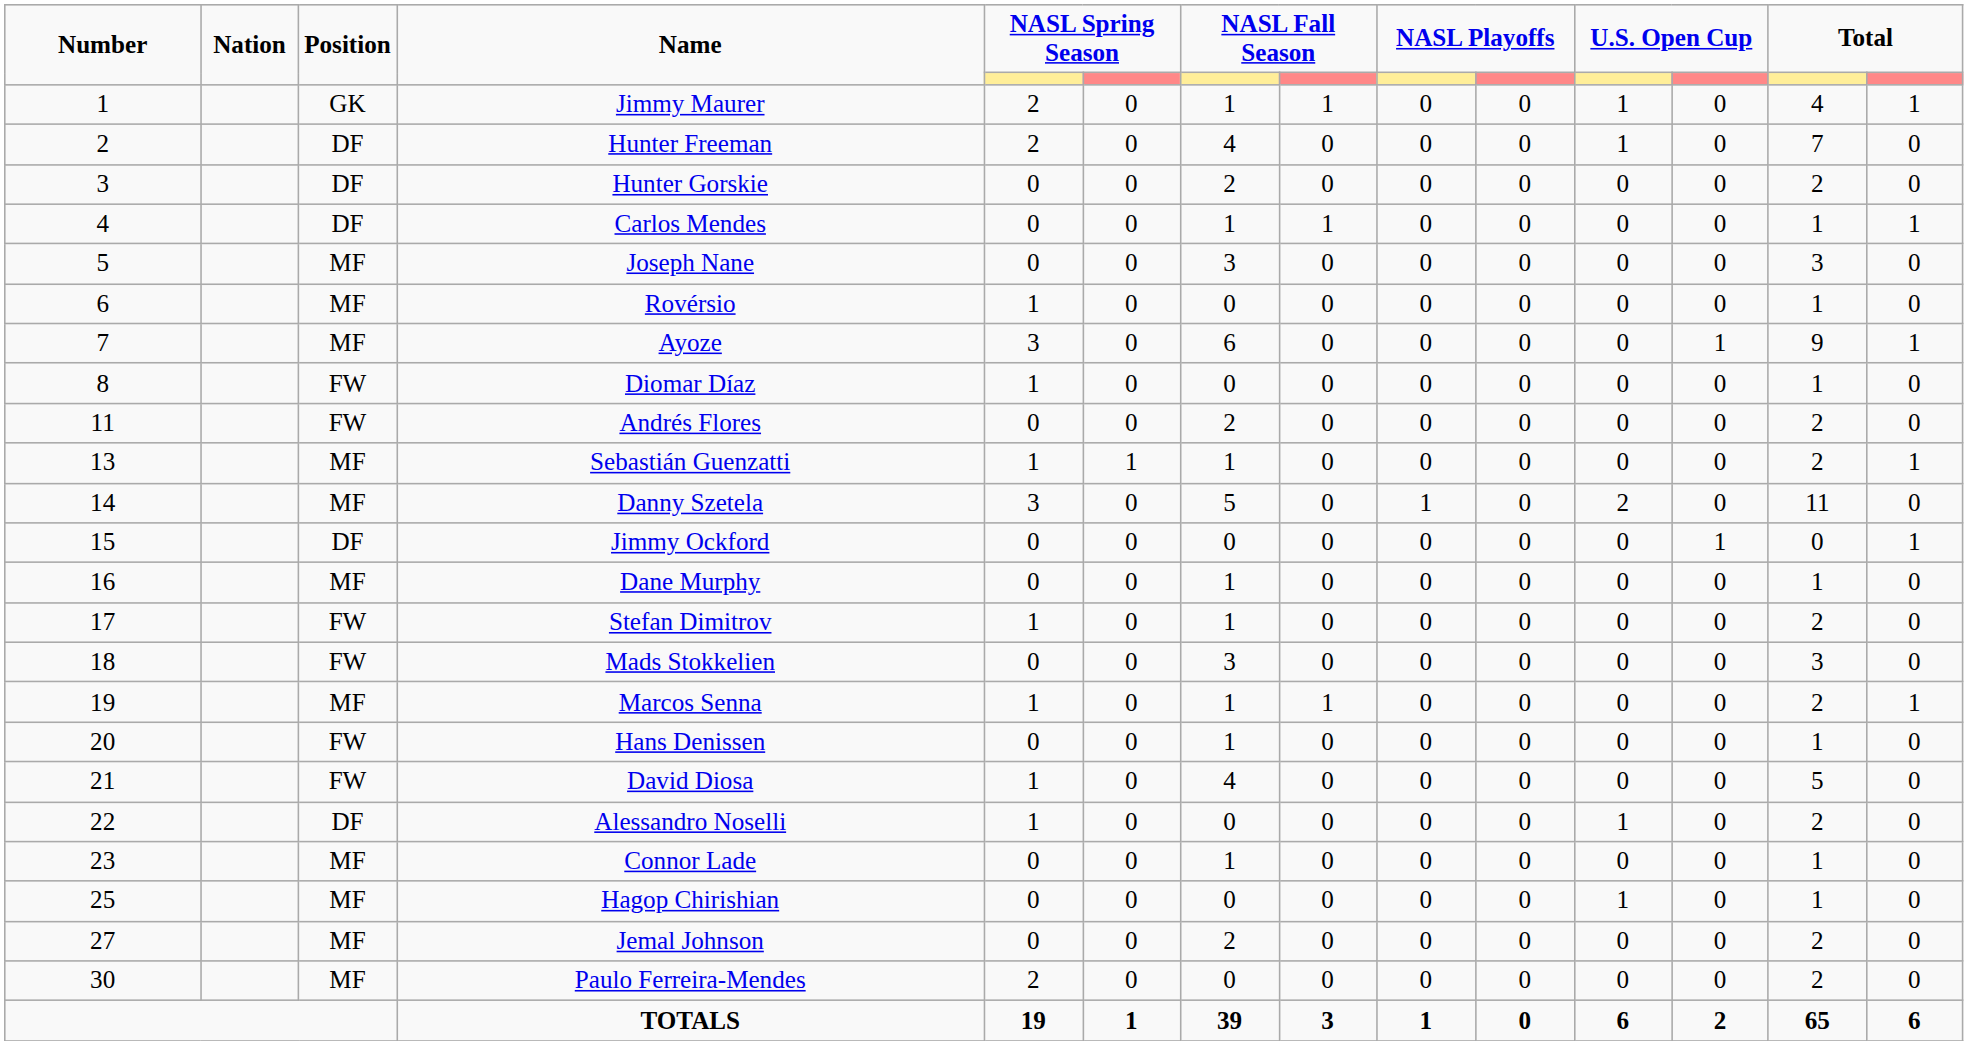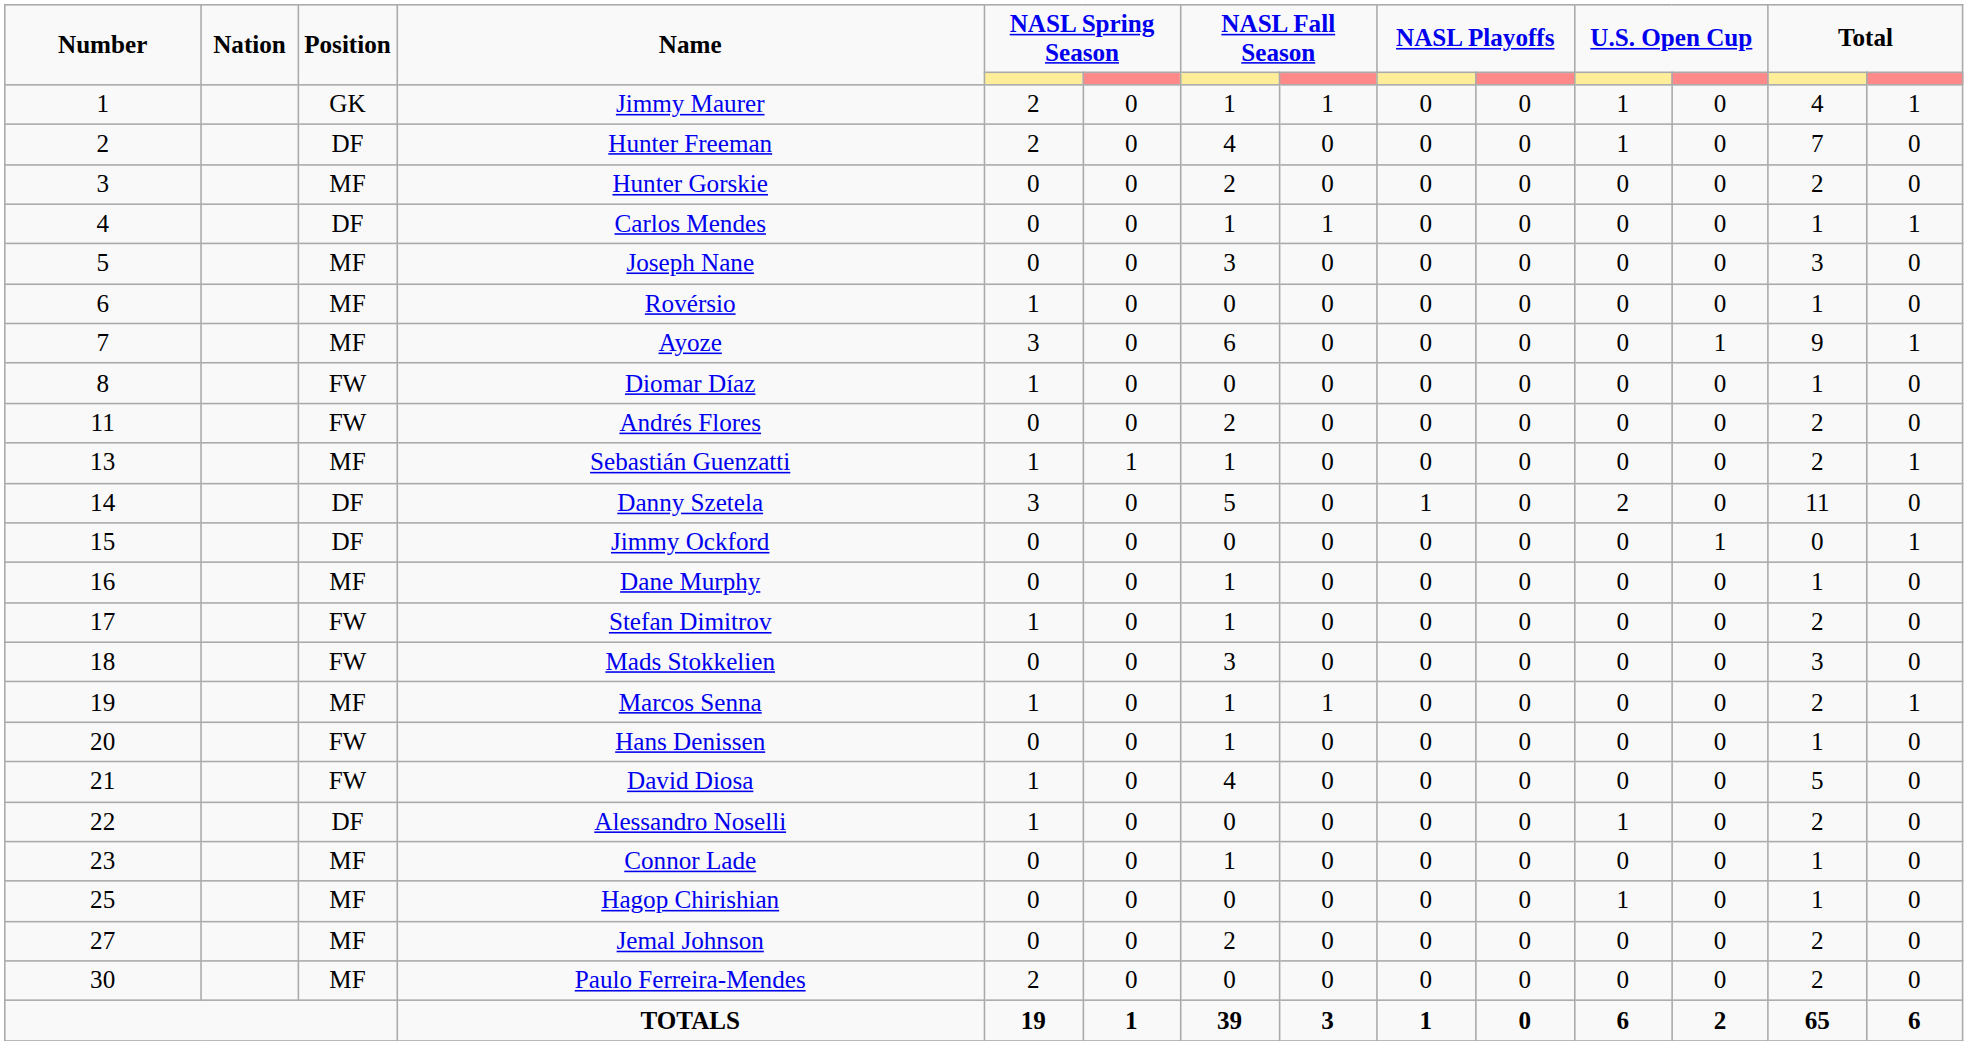(347, 183) DF -> (347, 183) MF
(347, 502) MF -> (347, 502) DF
